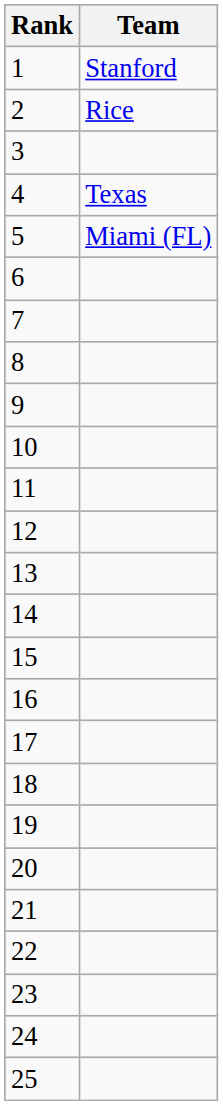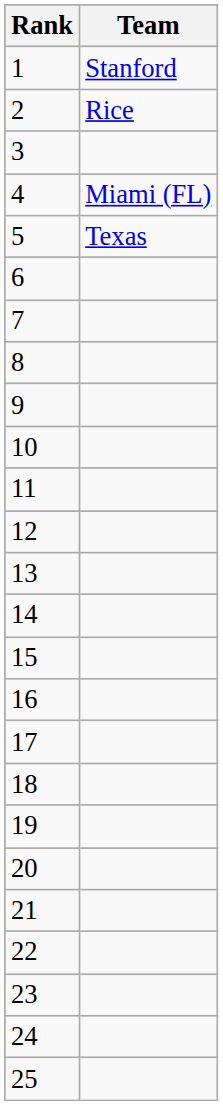(116, 194) Texas -> (148, 194) Miami (FL)
(148, 236) Miami (FL) -> (116, 236) Texas
